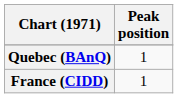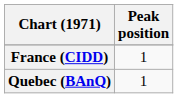rows swapped: (60, 81) <-> (60, 57)
